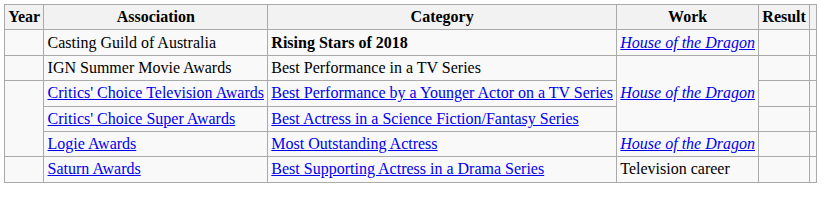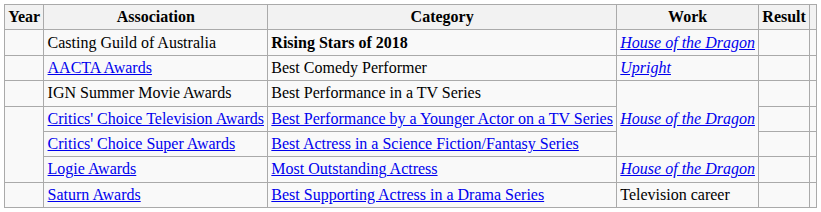+ row: (100, 67)
